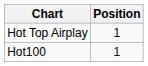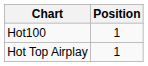rows swapped: (26, 52) <-> (47, 33)
